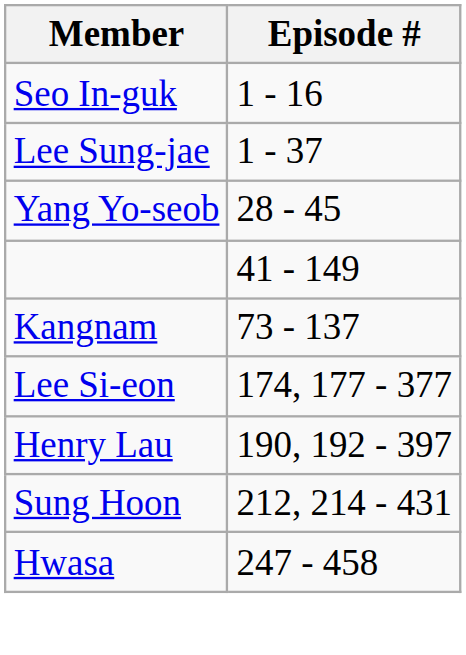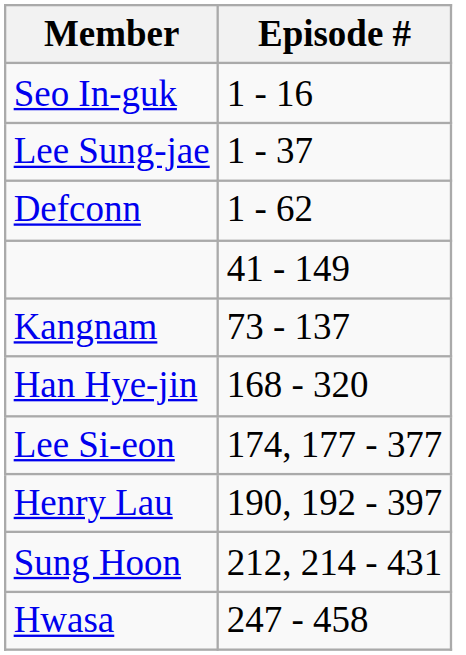+ row: (77, 209)
- row: (117, 209)
+ row: (106, 385)
